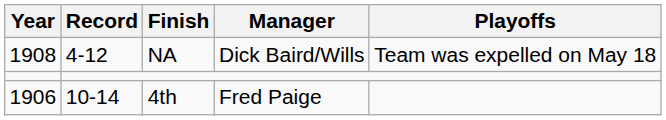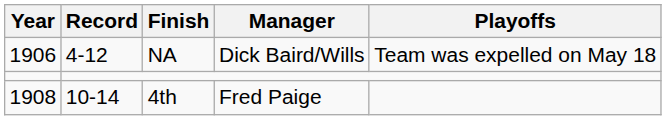(33, 54) 1908 -> (33, 54) 1906
(33, 97) 1906 -> (33, 97) 1908
